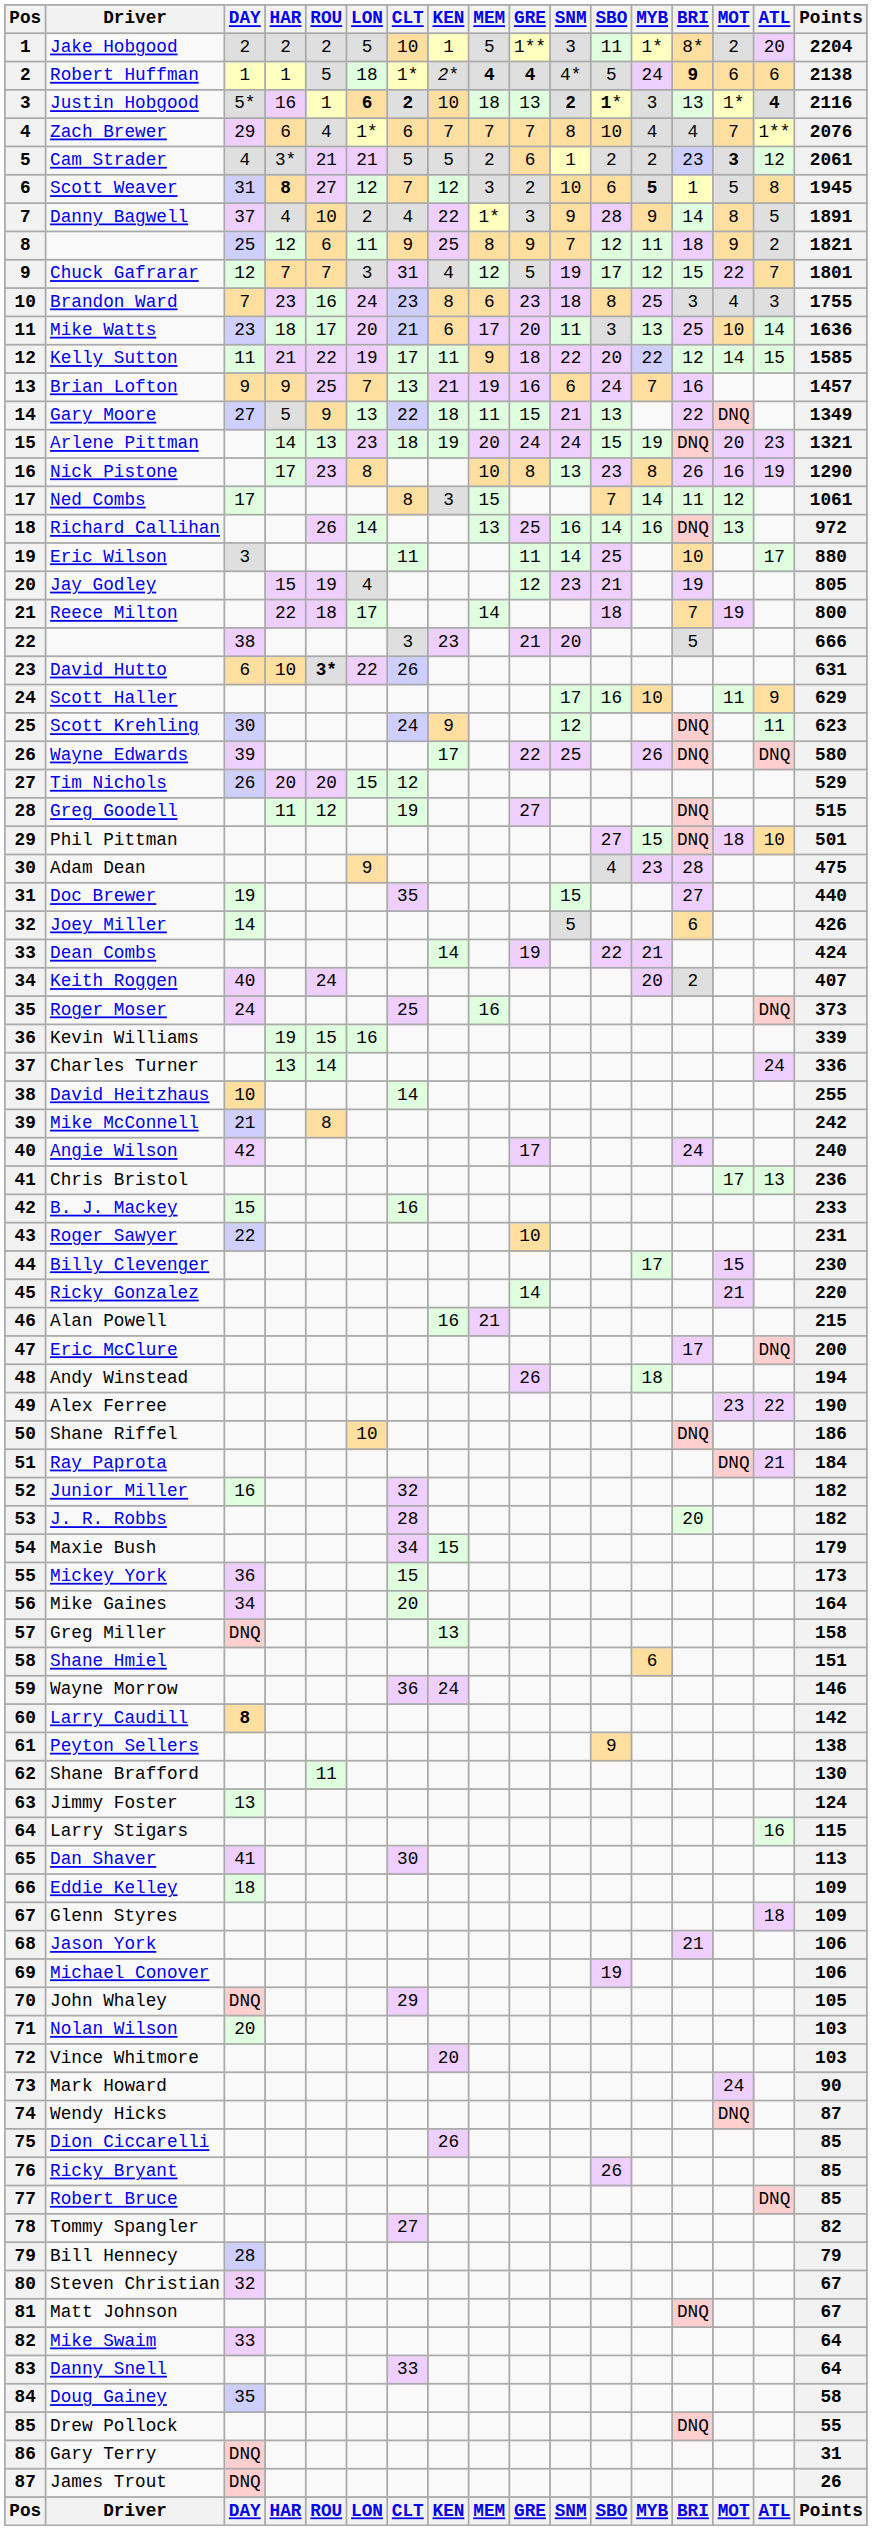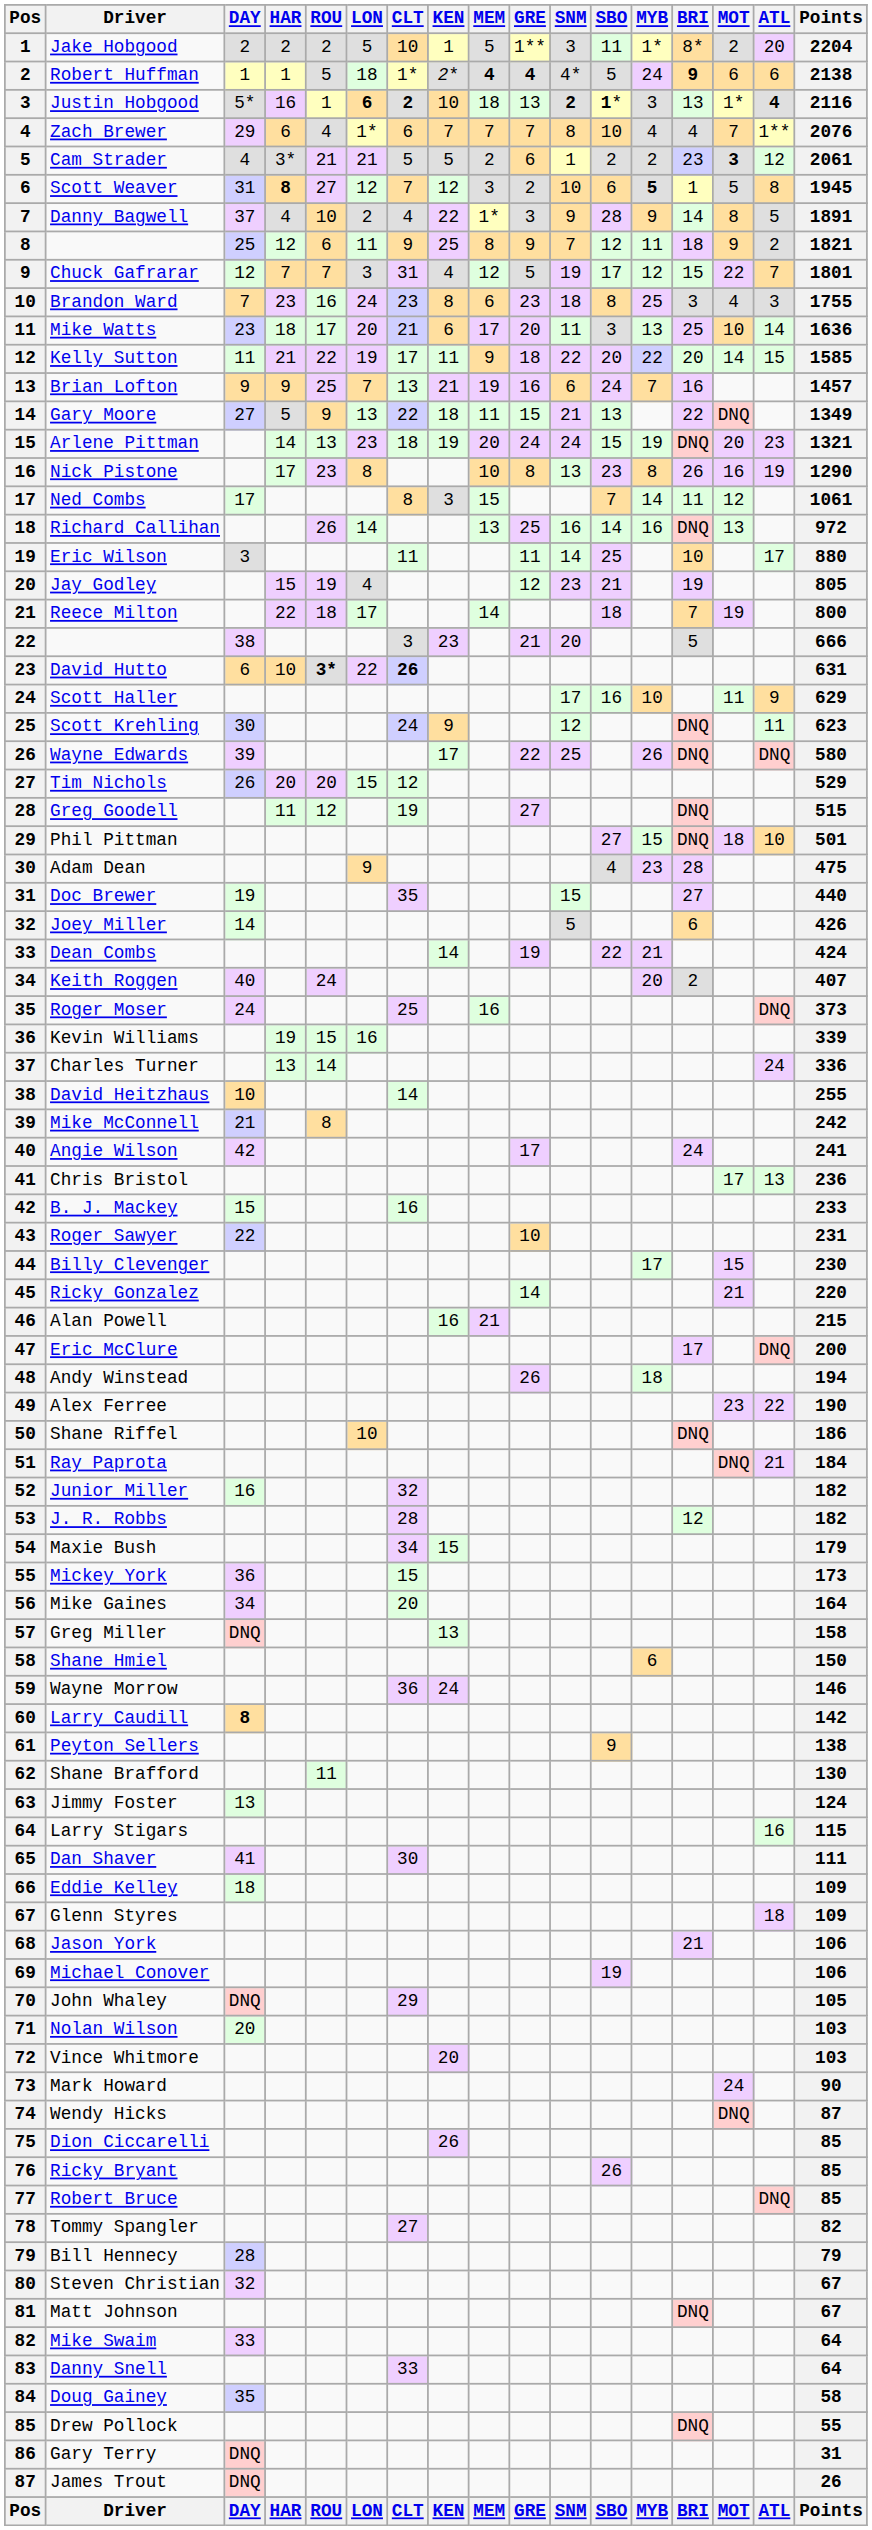(693, 359) 12 -> (693, 359) 20
(408, 670) normal -> (408, 670) bold
(831, 1152) 240 -> (831, 1152) 241
(693, 1520) 20 -> (693, 1520) 12
(831, 1662) 151 -> (831, 1662) 150
(831, 1860) 113 -> (831, 1860) 111
